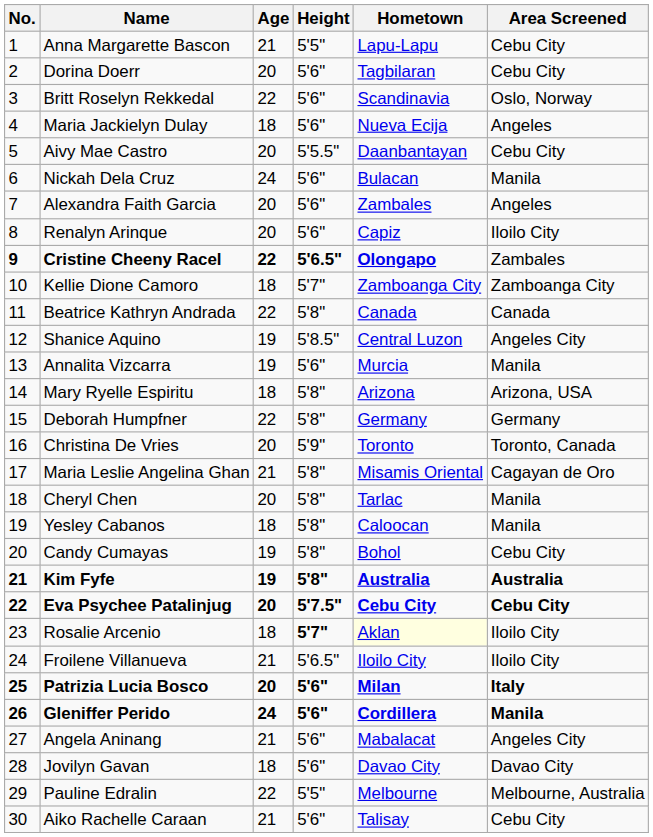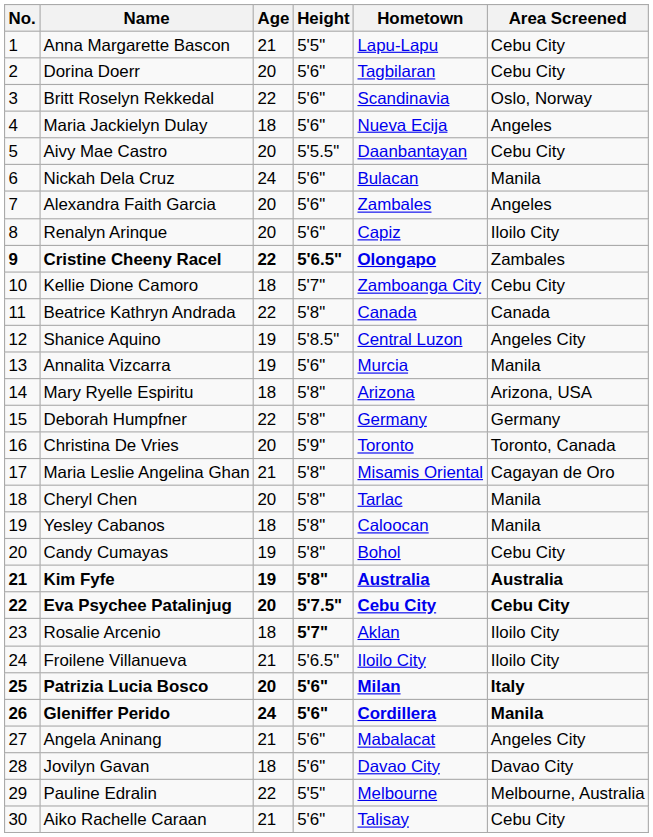(553, 285) Zamboanga City -> (528, 285) Cebu City
(379, 632) lightyellow background -> (379, 632) no background
